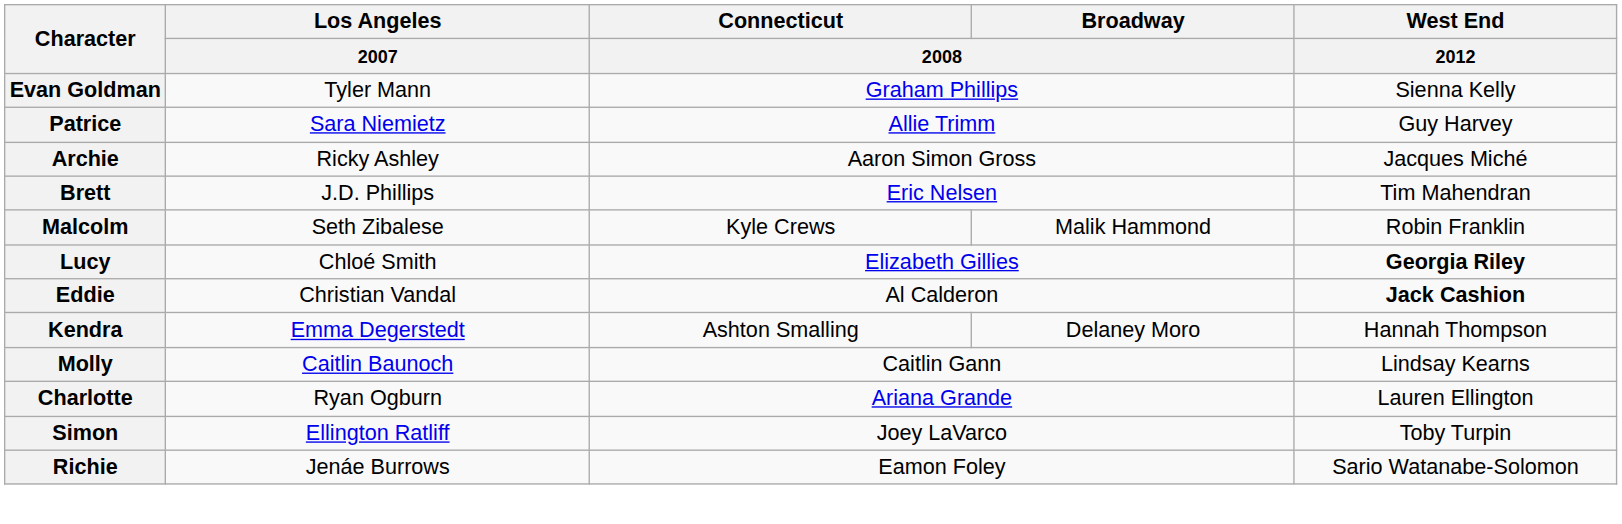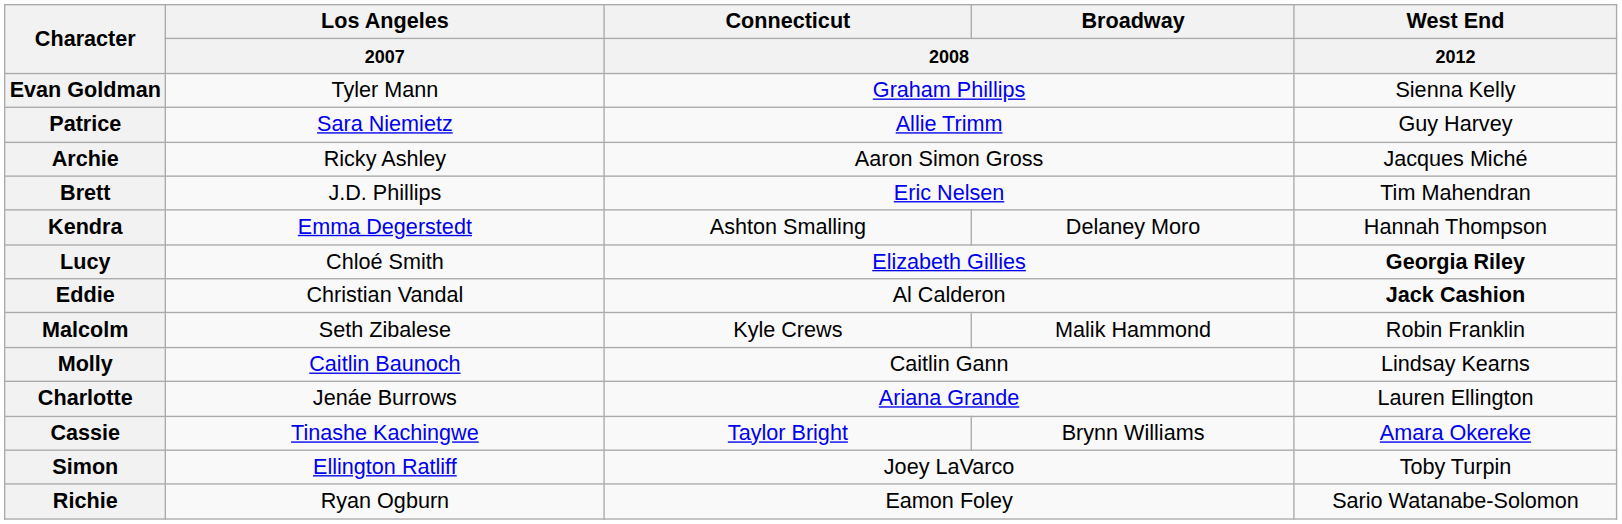rows swapped: (85, 329) <-> (85, 227)
(378, 398) Ryan Ogburn -> (385, 398) Jenáe Burrows
+ row: (85, 432)
(378, 466) Jenáe Burrows -> (385, 501) Ryan Ogburn
